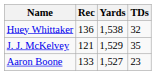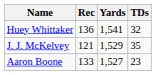(111, 29) 1,538 -> (111, 29) 1,541
